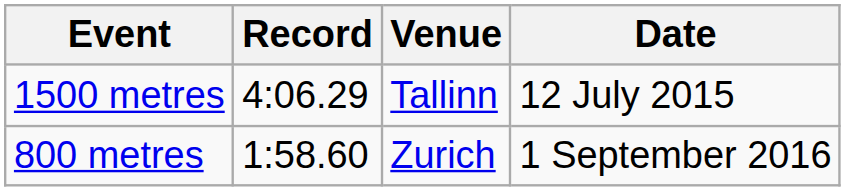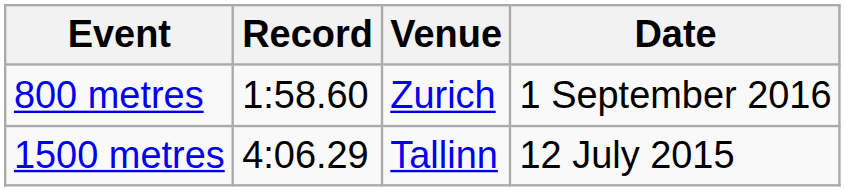rows swapped: (109, 154) <-> (119, 94)
